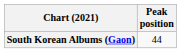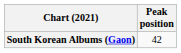(157, 39) 44 -> (157, 39) 42
